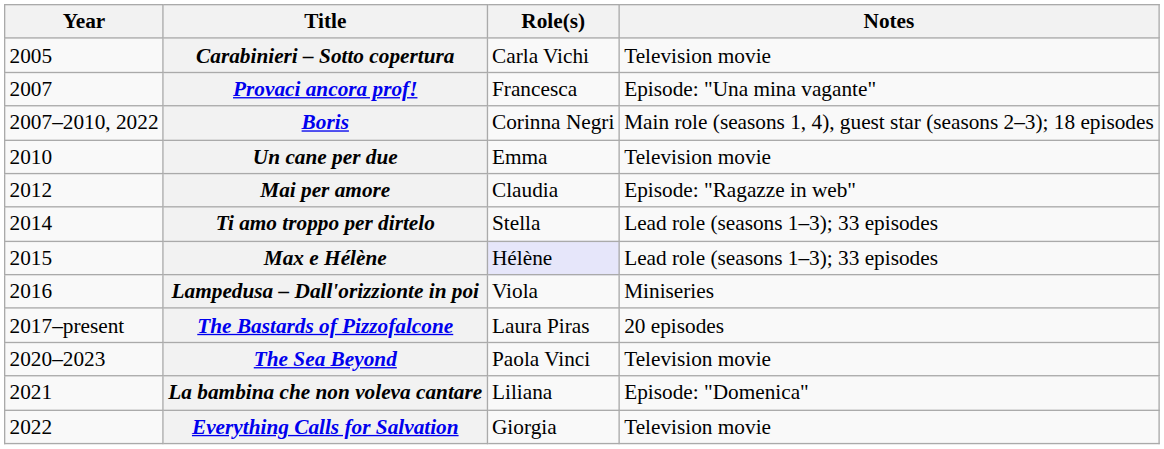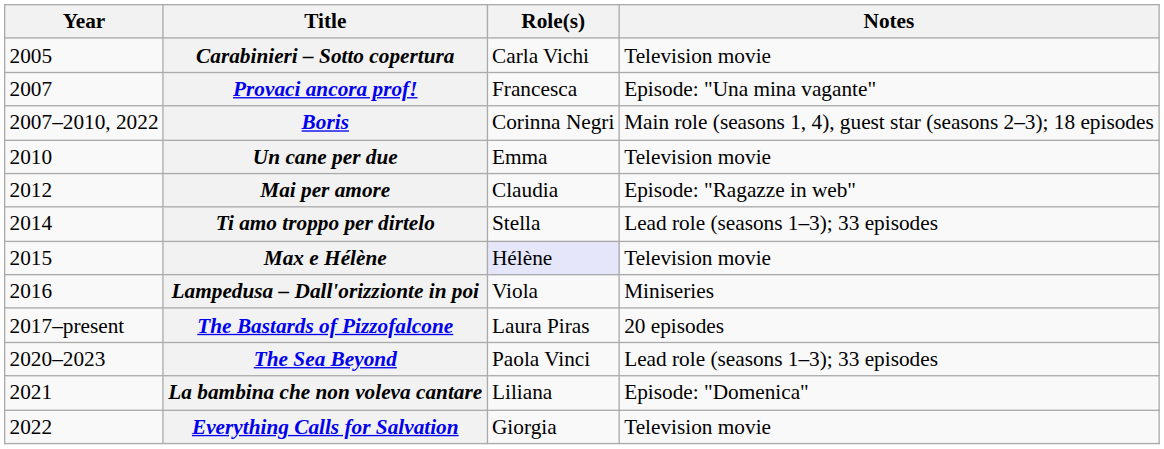(781, 257) Lead role (seasons 1–3); 33 episodes -> (698, 257) Television movie
(698, 358) Television movie -> (781, 358) Lead role (seasons 1–3); 33 episodes
